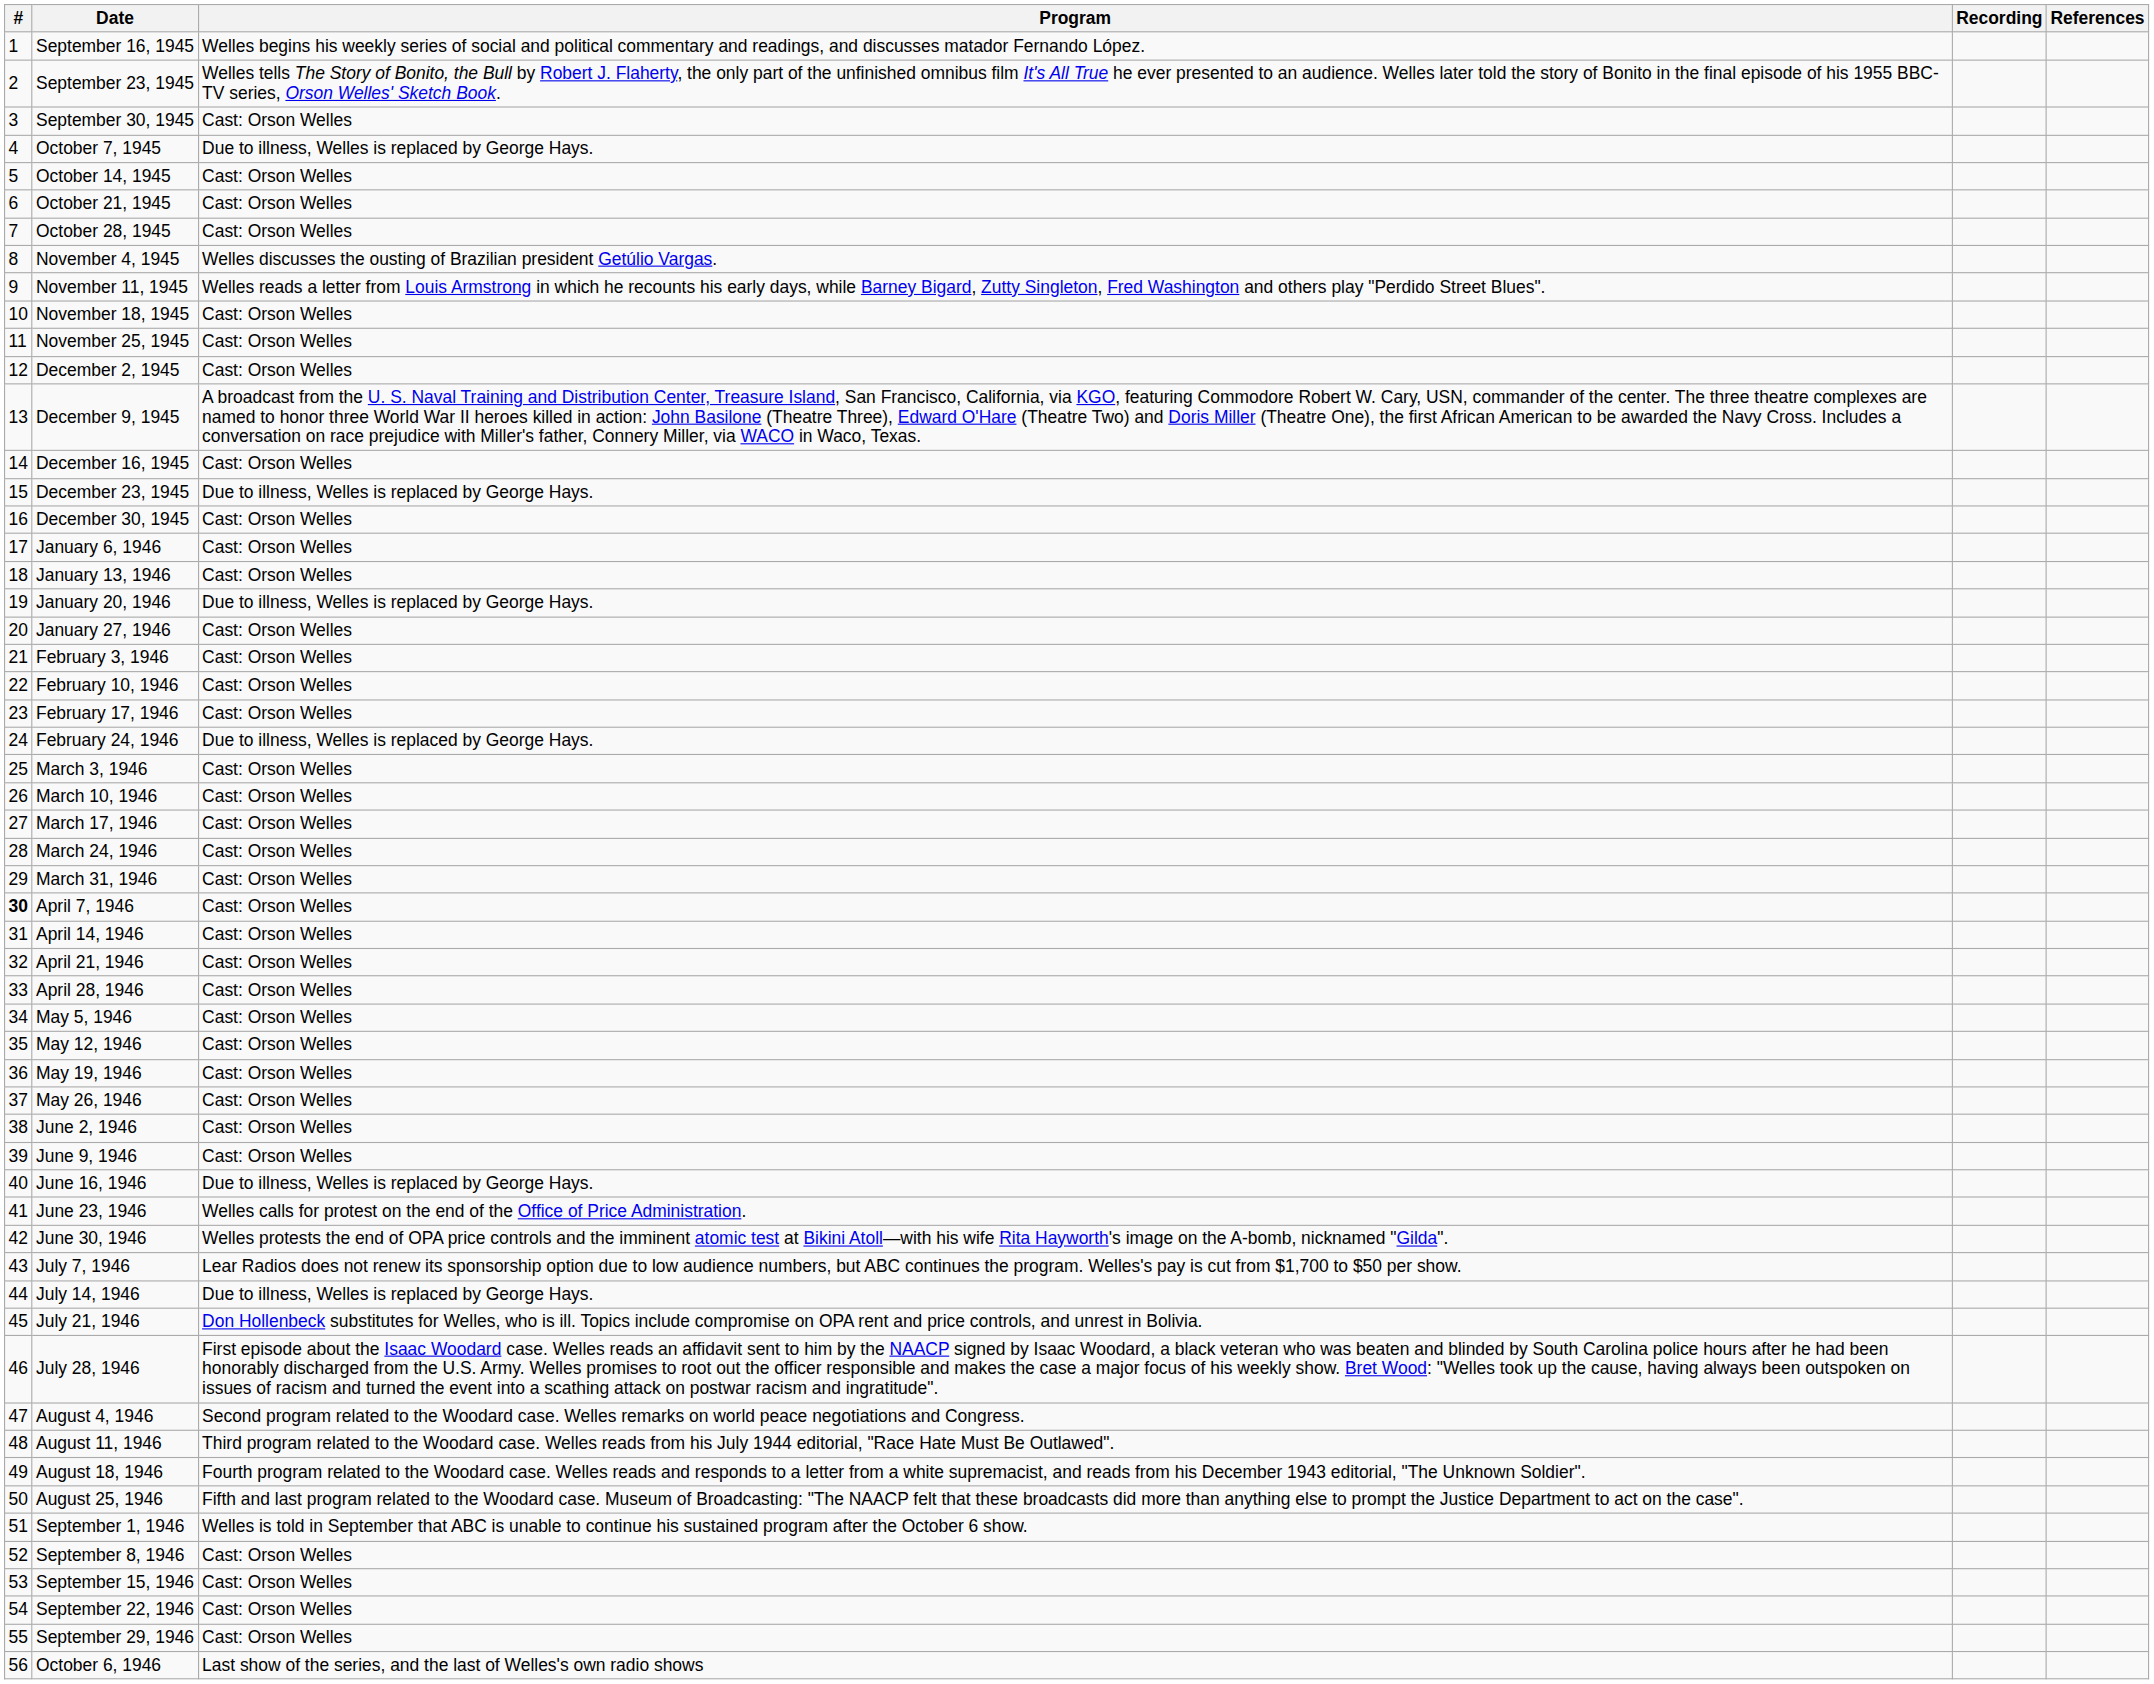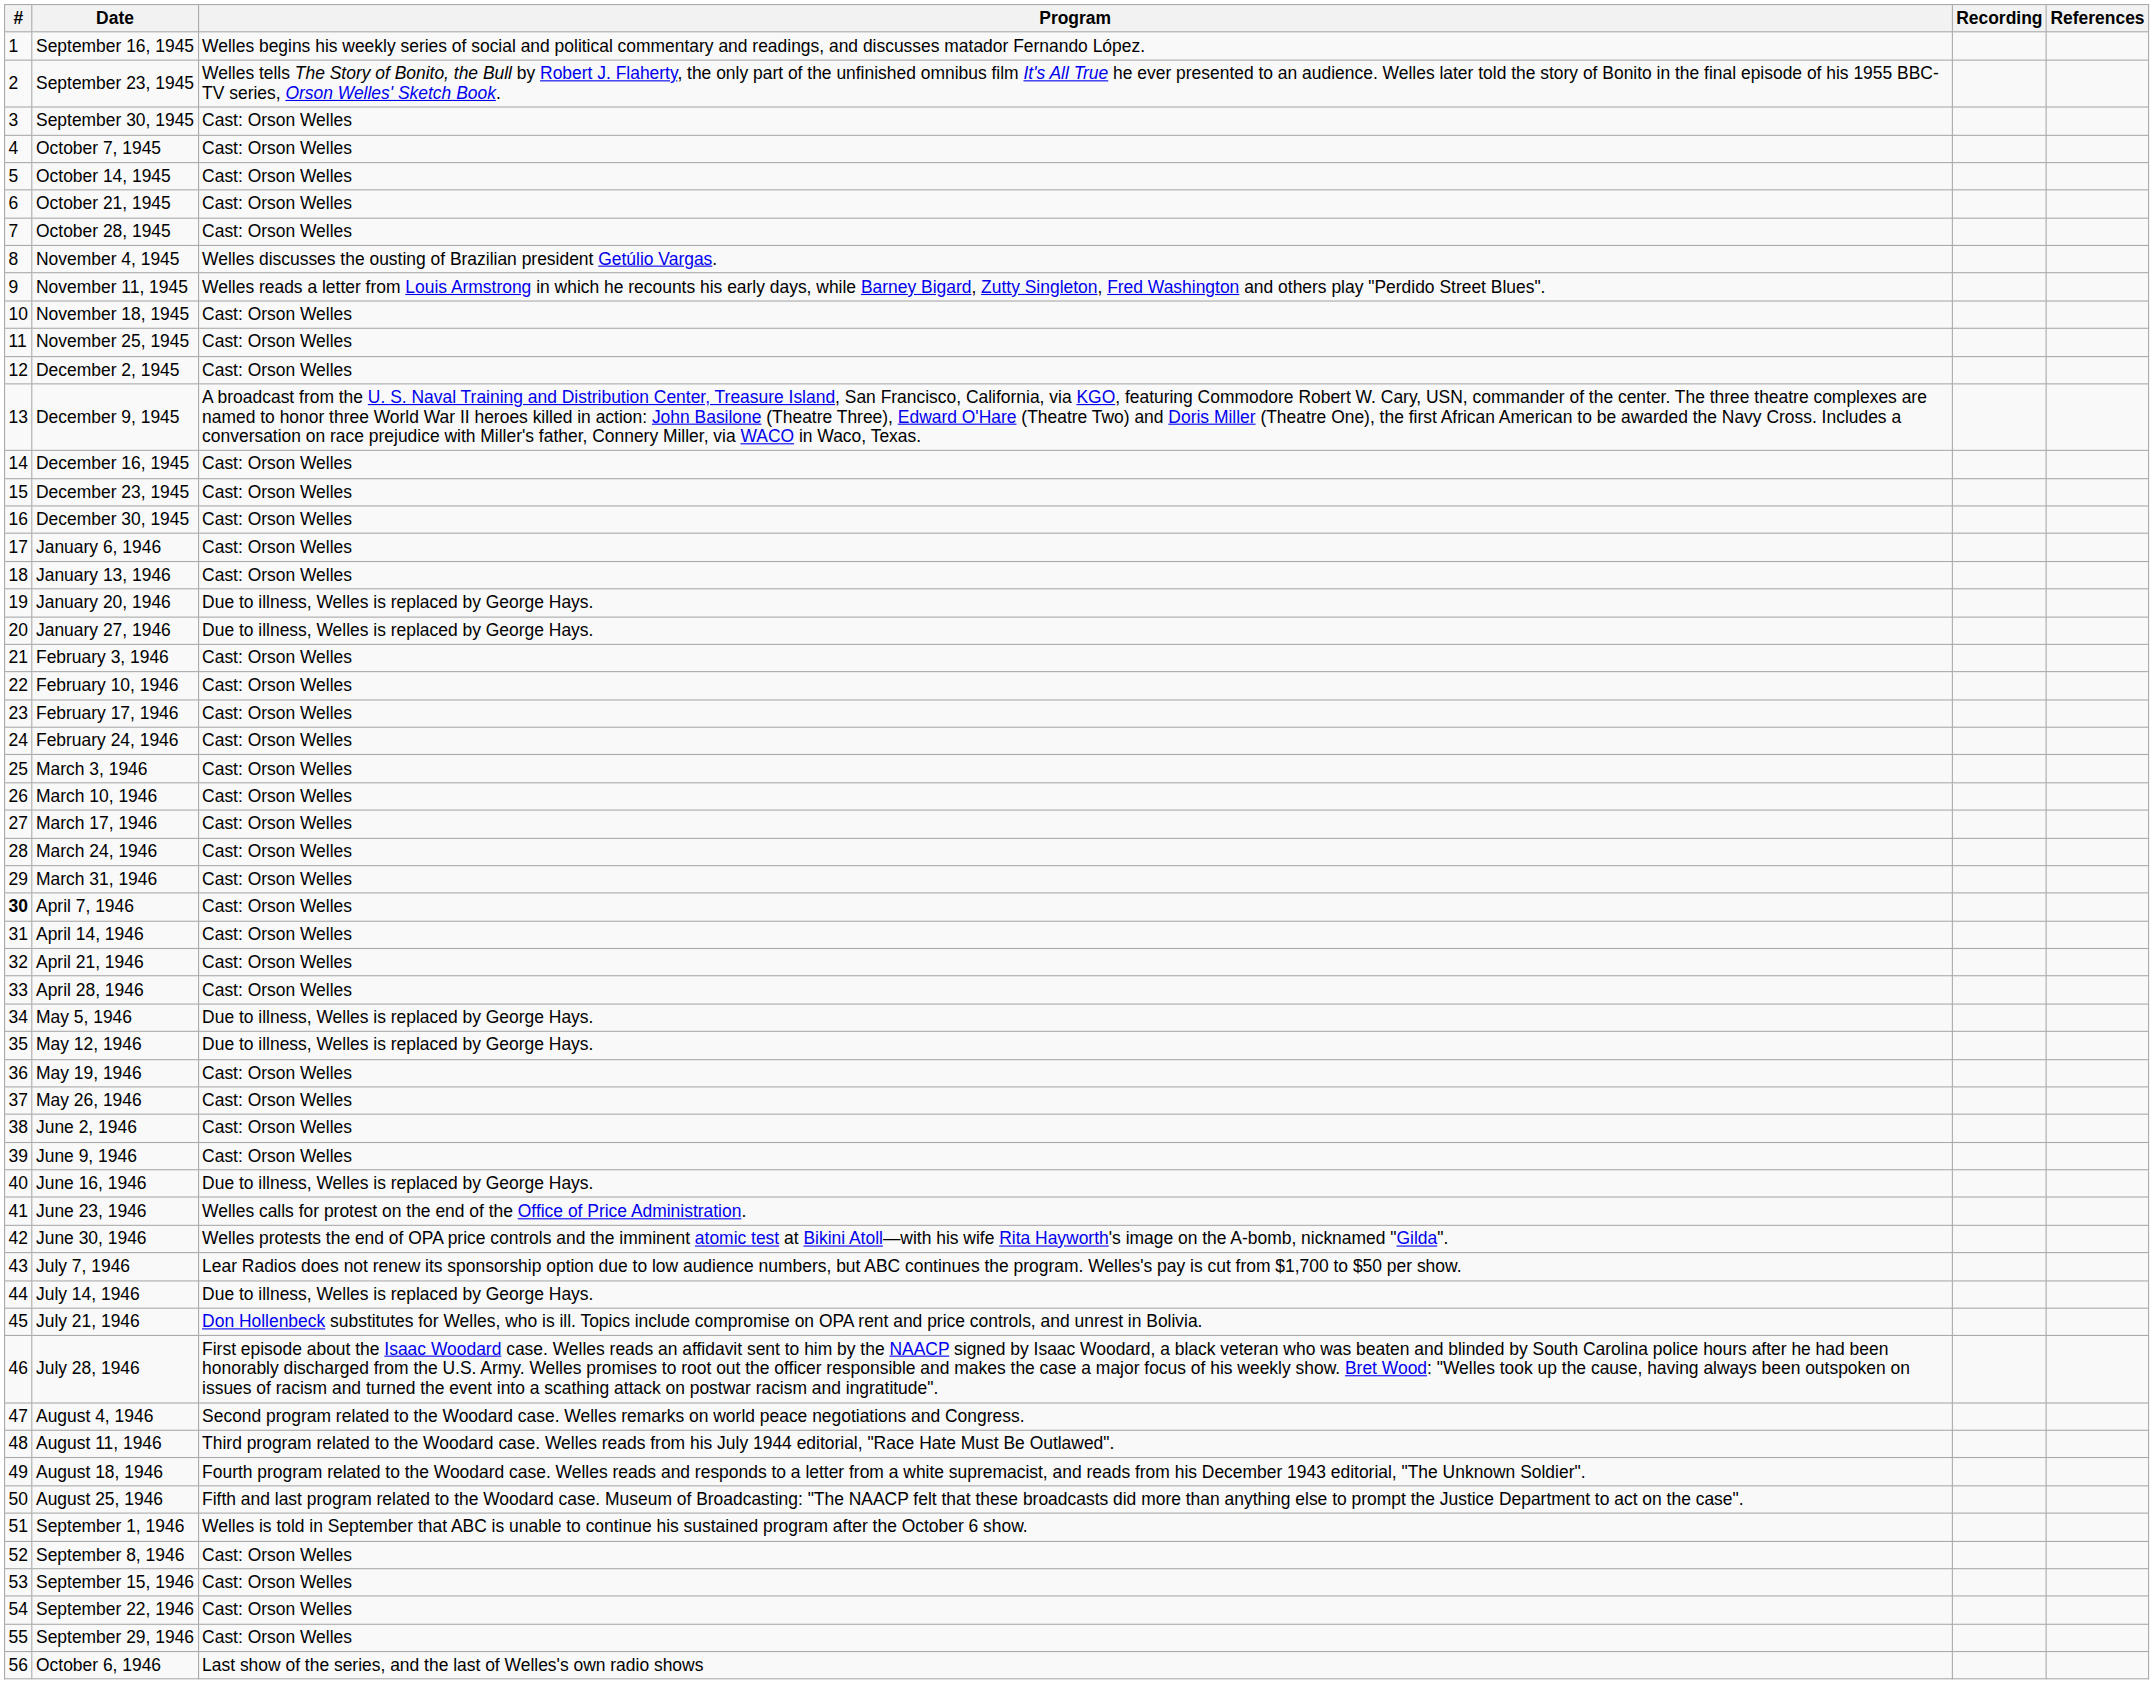(398, 148) Due to illness, Welles is replaced by George Hays. -> (277, 148) Cast: Orson Welles
(398, 492) Due to illness, Welles is replaced by George Hays. -> (277, 492) Cast: Orson Welles
(277, 630) Cast: Orson Welles -> (398, 630) Due to illness, Welles is replaced by George Hays.
(398, 740) Due to illness, Welles is replaced by George Hays. -> (277, 740) Cast: Orson Welles
(277, 1017) Cast: Orson Welles -> (398, 1017) Due to illness, Welles is replaced by George Hays.
(277, 1045) Cast: Orson Welles -> (398, 1045) Due to illness, Welles is replaced by George Hays.
